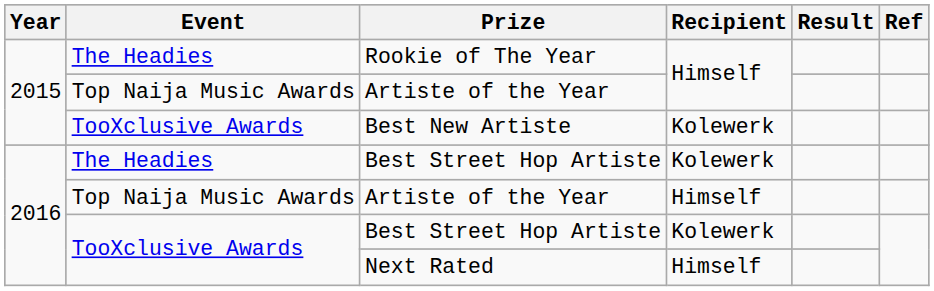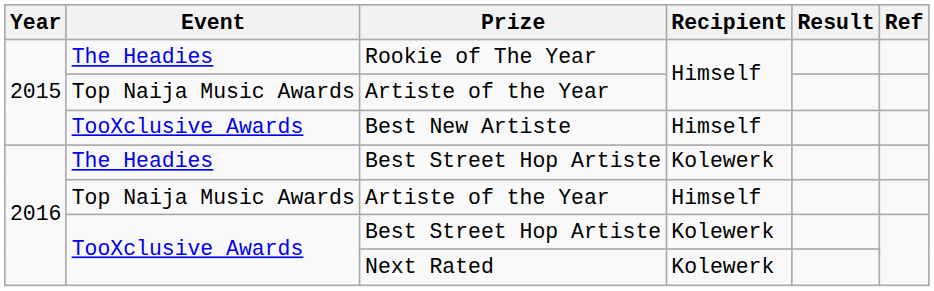(723, 127) Kolewerk -> (716, 127) Himself
(716, 267) Himself -> (723, 267) Kolewerk
